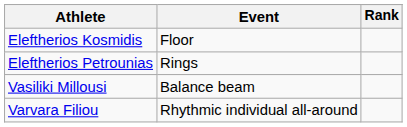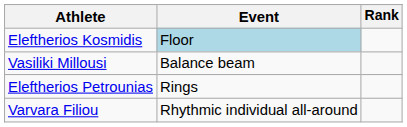(177, 40) no background -> (177, 40) lightblue background
rows swapped: (81, 63) <-> (57, 87)
